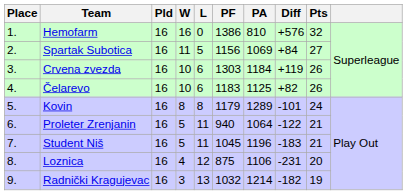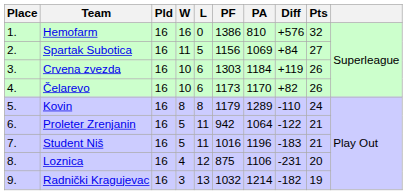(228, 87) 1183 -> (228, 87) 1173
(259, 87) 1125 -> (259, 87) 1170
(290, 106) -101 -> (289, 106) -110
(225, 124) 940 -> (225, 124) 942
(228, 143) 1045 -> (228, 143) 1016
